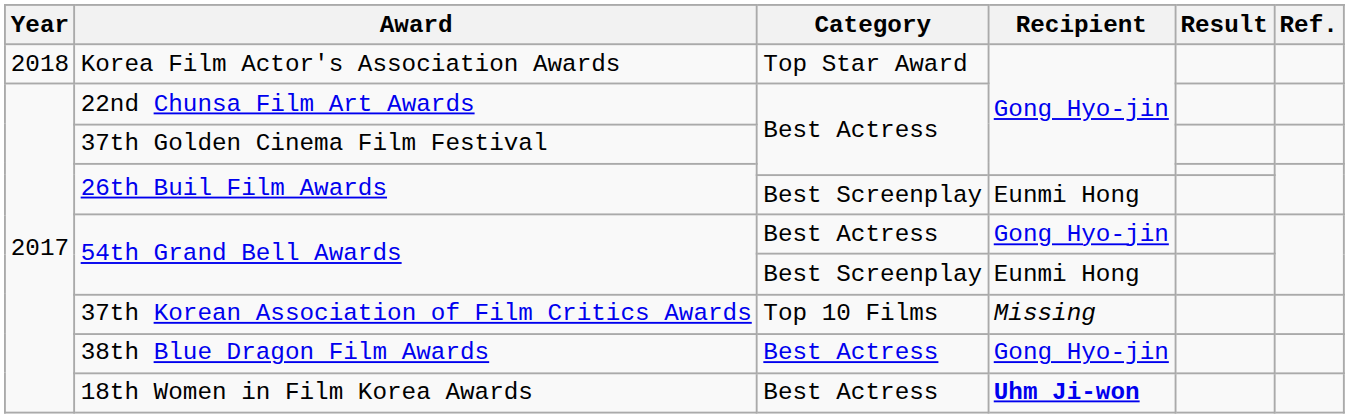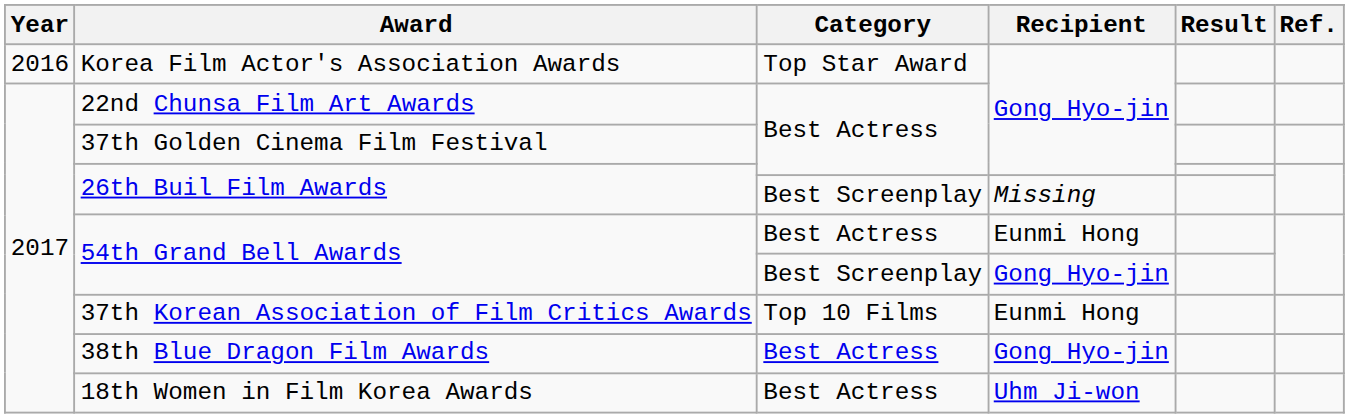(40, 64) 2018 -> (40, 64) 2016
(1067, 195) Eunmi Hong -> (1045, 195) Missing
(1081, 234) Gong Hyo-jin -> (1067, 234) Eunmi Hong
(1067, 274) Eunmi Hong -> (1081, 274) Gong Hyo-jin
(1045, 314) Missing -> (1067, 314) Eunmi Hong
(1067, 393) bold -> (1067, 393) normal
